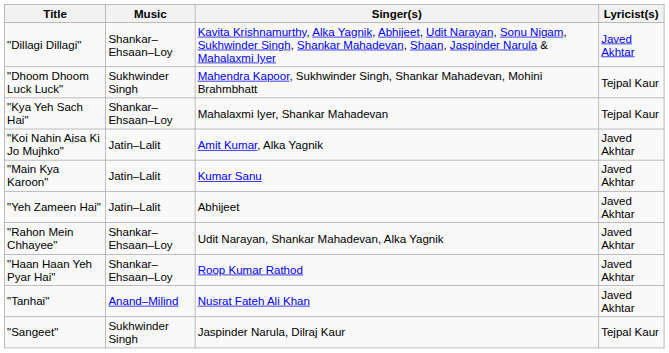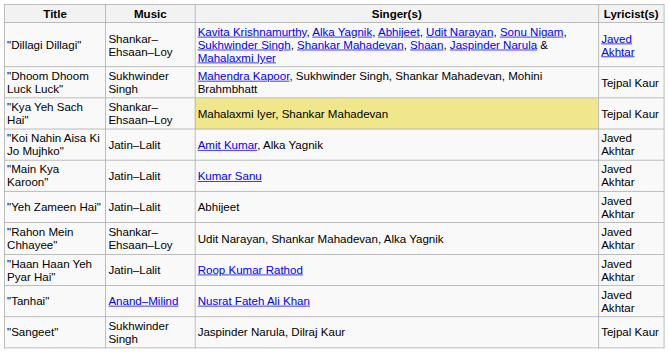(293, 114) no background -> (293, 114) khaki background
(141, 270) Shankar–Ehsaan–Loy -> (134, 270) Jatin–Lalit
